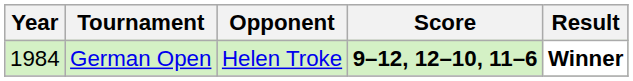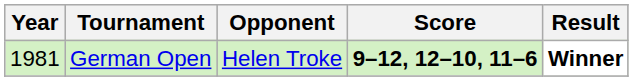(35, 58) 1984 -> (35, 58) 1981
